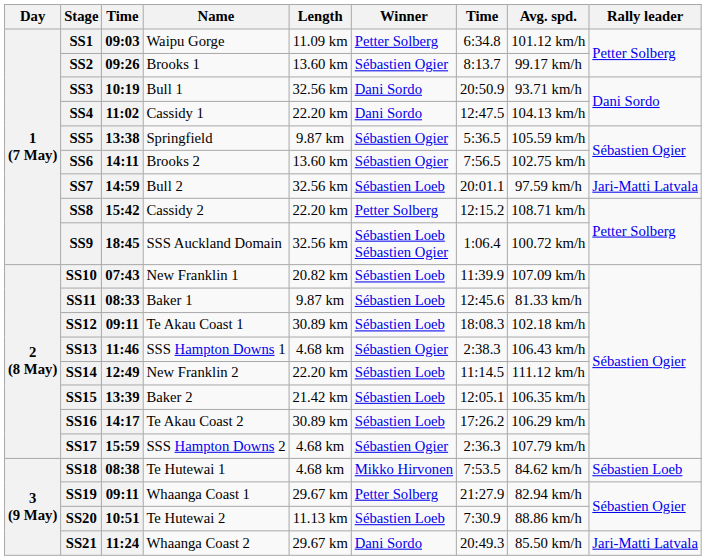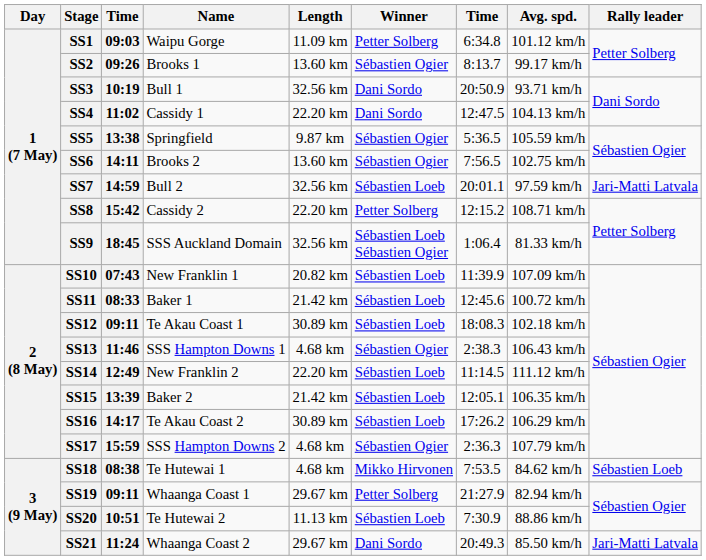(548, 243) 100.72 km/h -> (548, 243) 81.33 km/h
(320, 300) 9.87 km -> (320, 300) 21.42 km
(548, 300) 81.33 km/h -> (548, 300) 100.72 km/h
